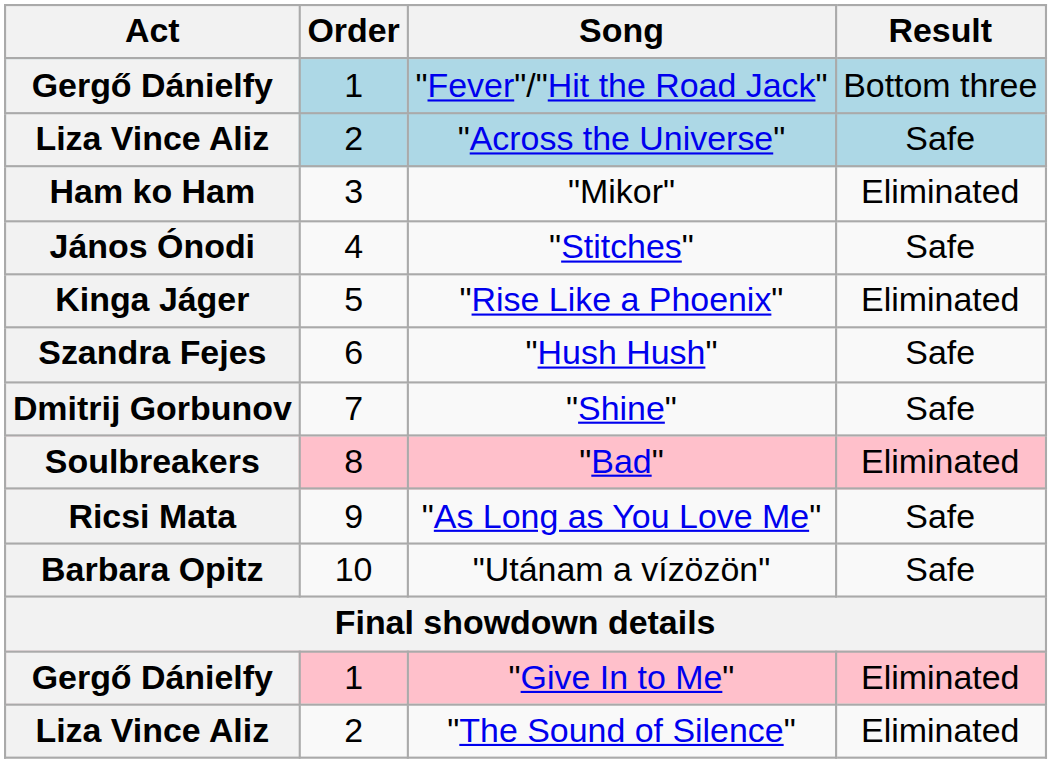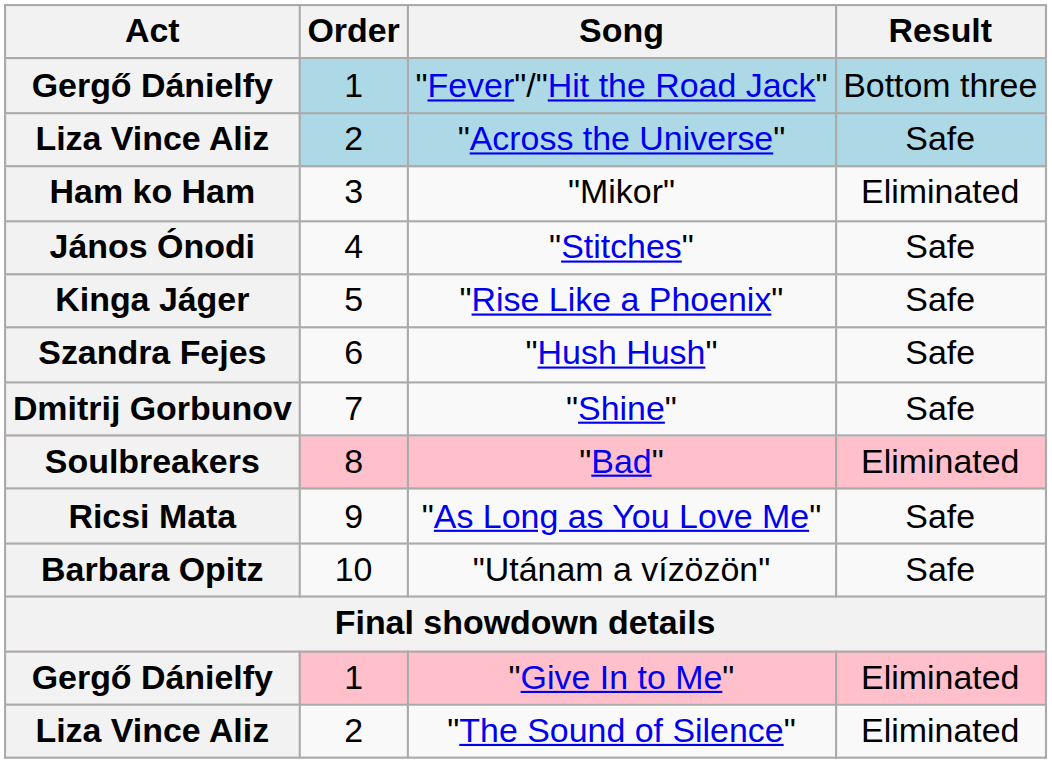(940, 300) Eliminated -> (940, 300) Safe
